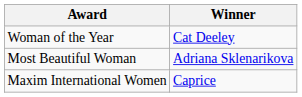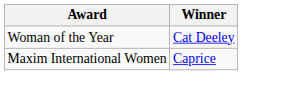- row: (72, 59)
